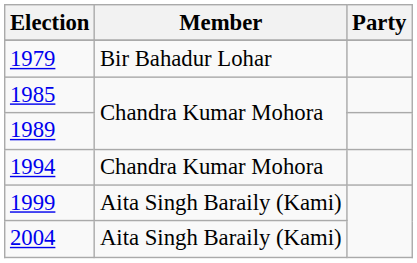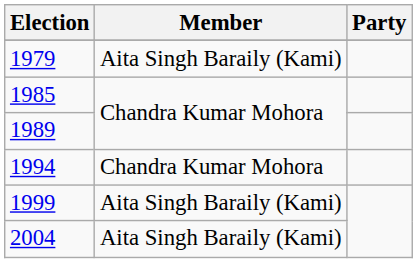(186, 58) Bir Bahadur Lohar -> (221, 58) Aita Singh Baraily (Kami)
